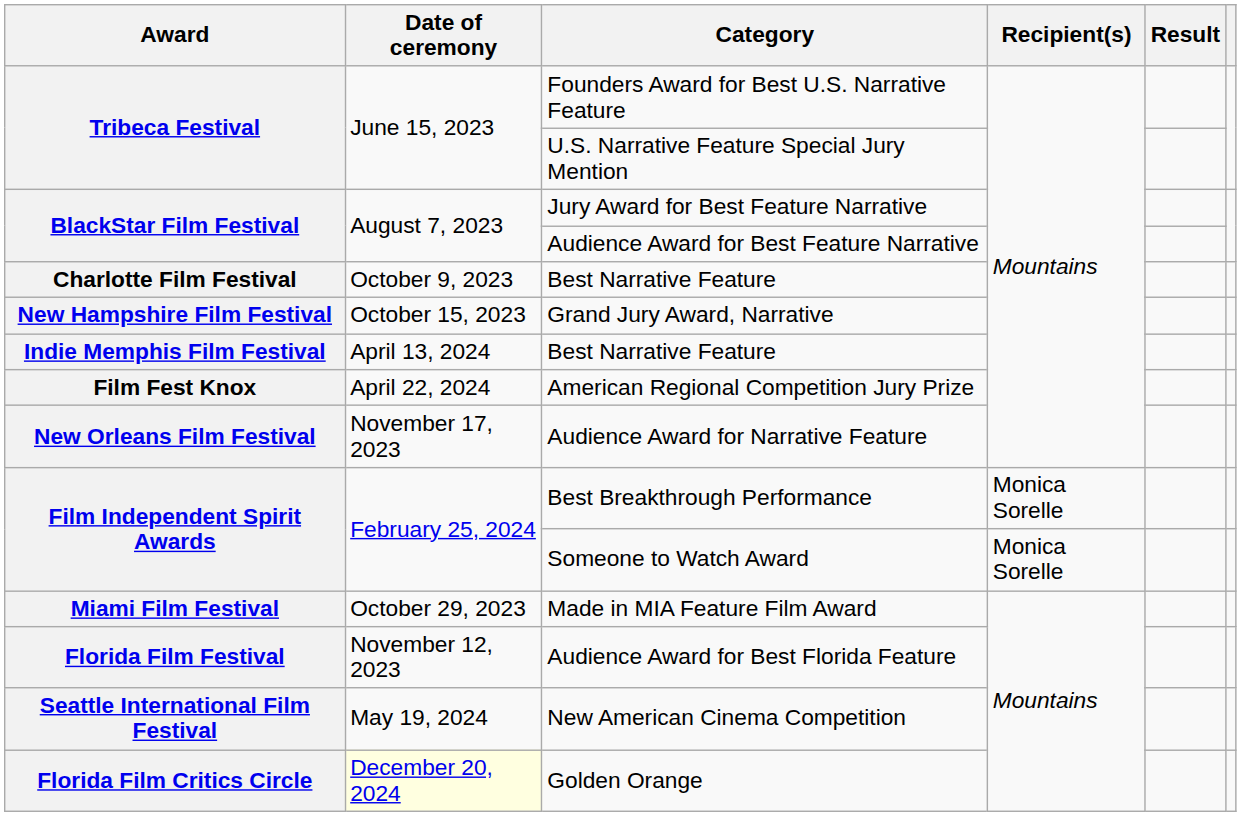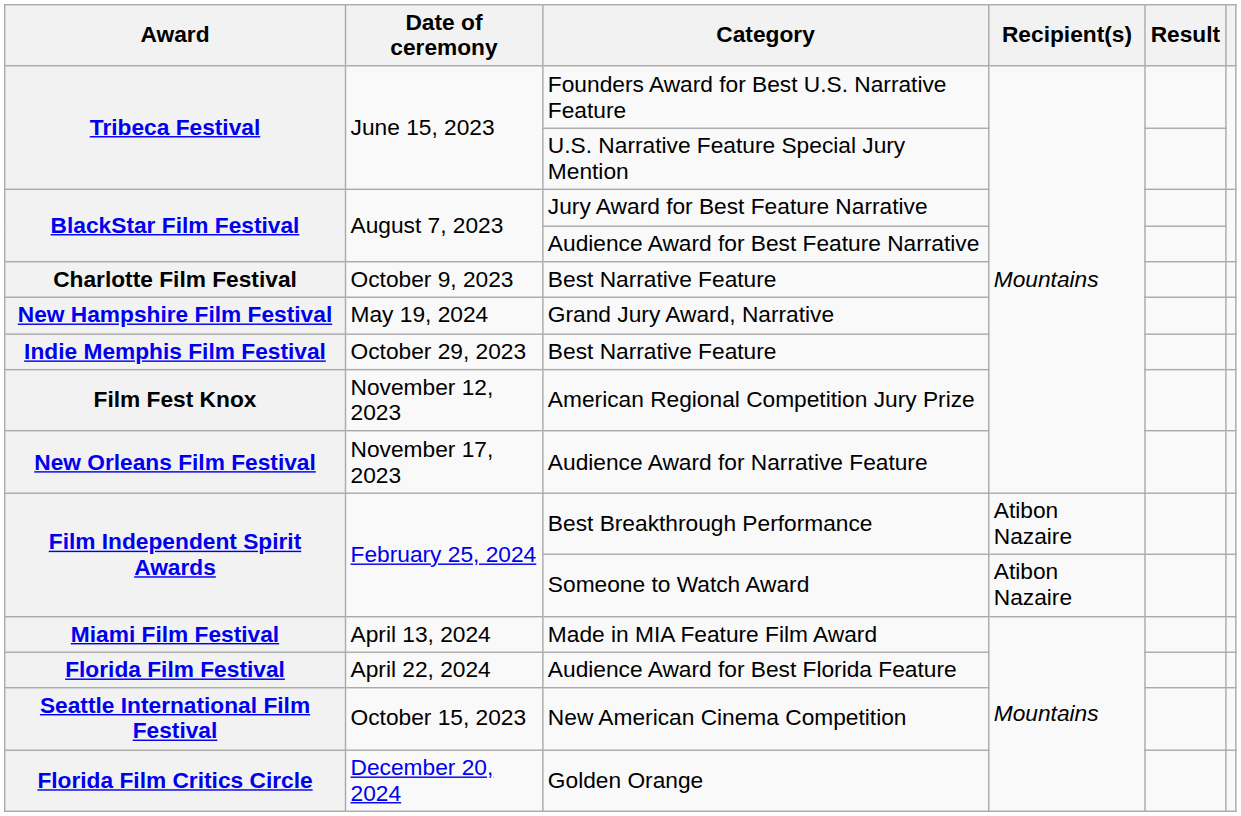(438, 315) October 15, 2023 -> (419, 315) May 19, 2024
(420, 351) April 13, 2024 -> (438, 351) October 29, 2023
(420, 387) April 22, 2024 -> (422, 400) November 12, 2023
(1029, 497) Monica Sorelle -> (1033, 523) Atibon Nazaire
(1029, 559) Monica Sorelle -> (1033, 585) Atibon Nazaire
(438, 608) October 29, 2023 -> (421, 633) April 13, 2024
(422, 657) November 12, 2023 -> (421, 669) April 22, 2024
(419, 718) May 19, 2024 -> (438, 718) October 15, 2023
(422, 780) lightyellow background -> (422, 780) no background
